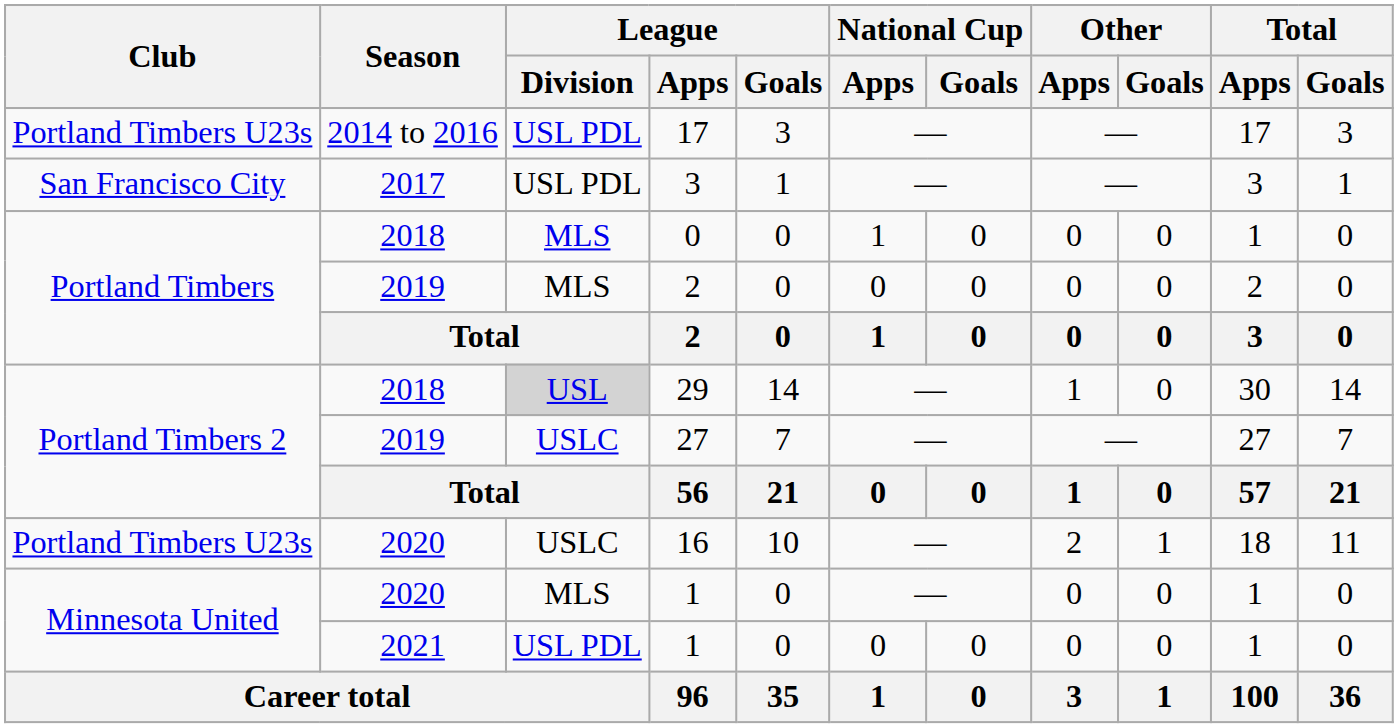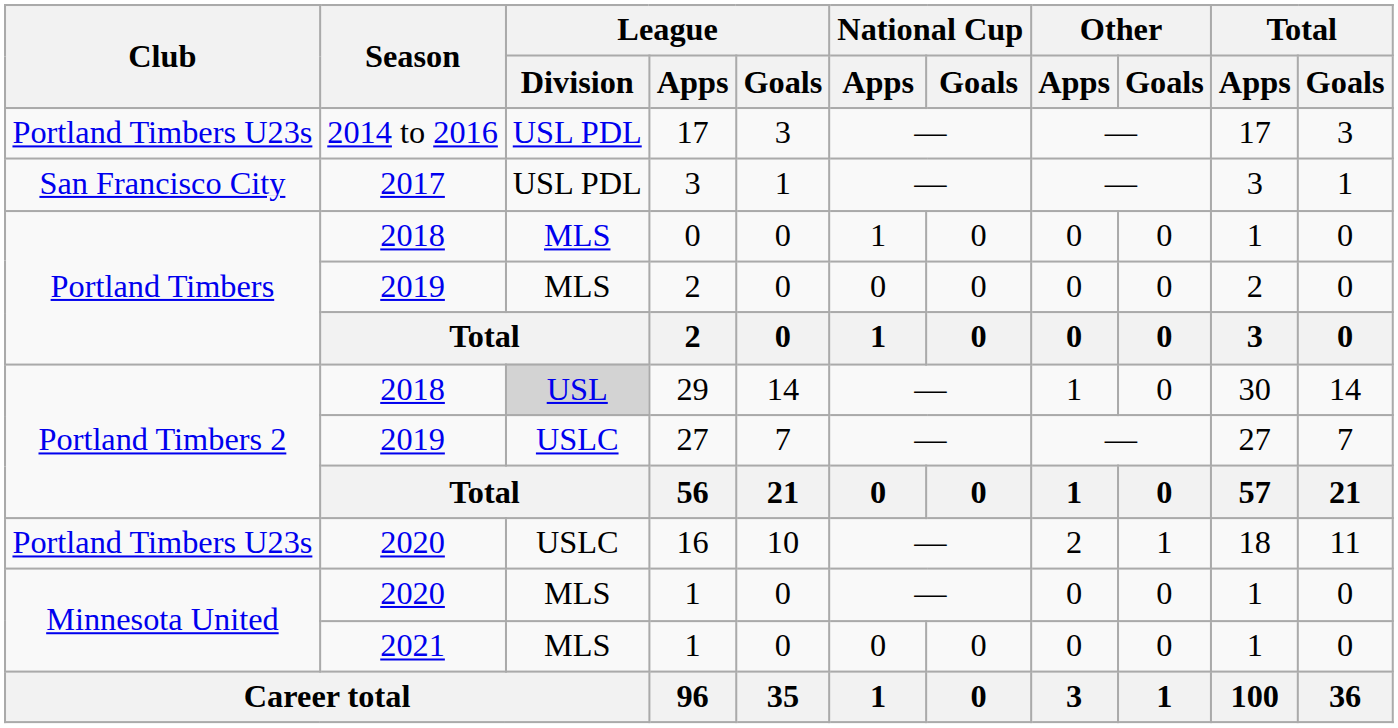(577, 645) USL PDL -> (577, 645) MLS
